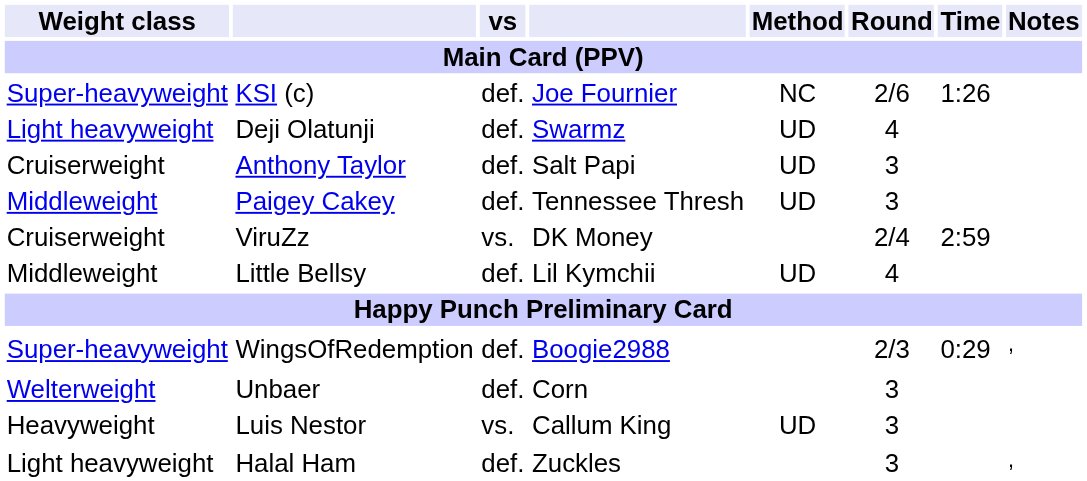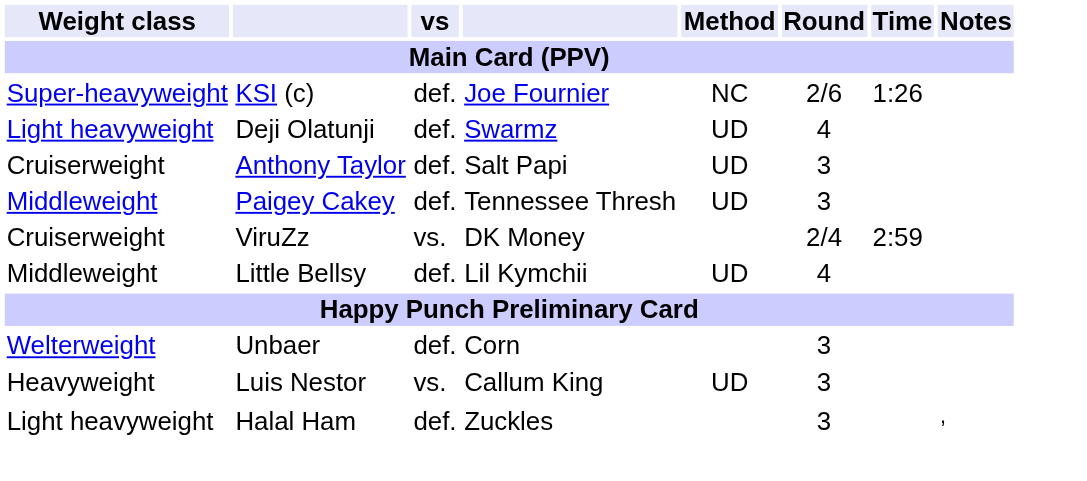- row: (355, 349)
